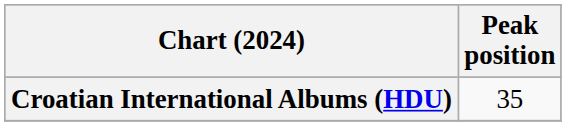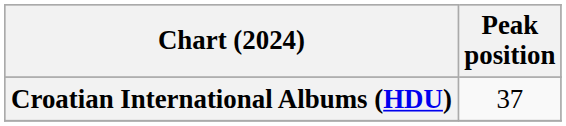(510, 98) 35 -> (510, 98) 37
